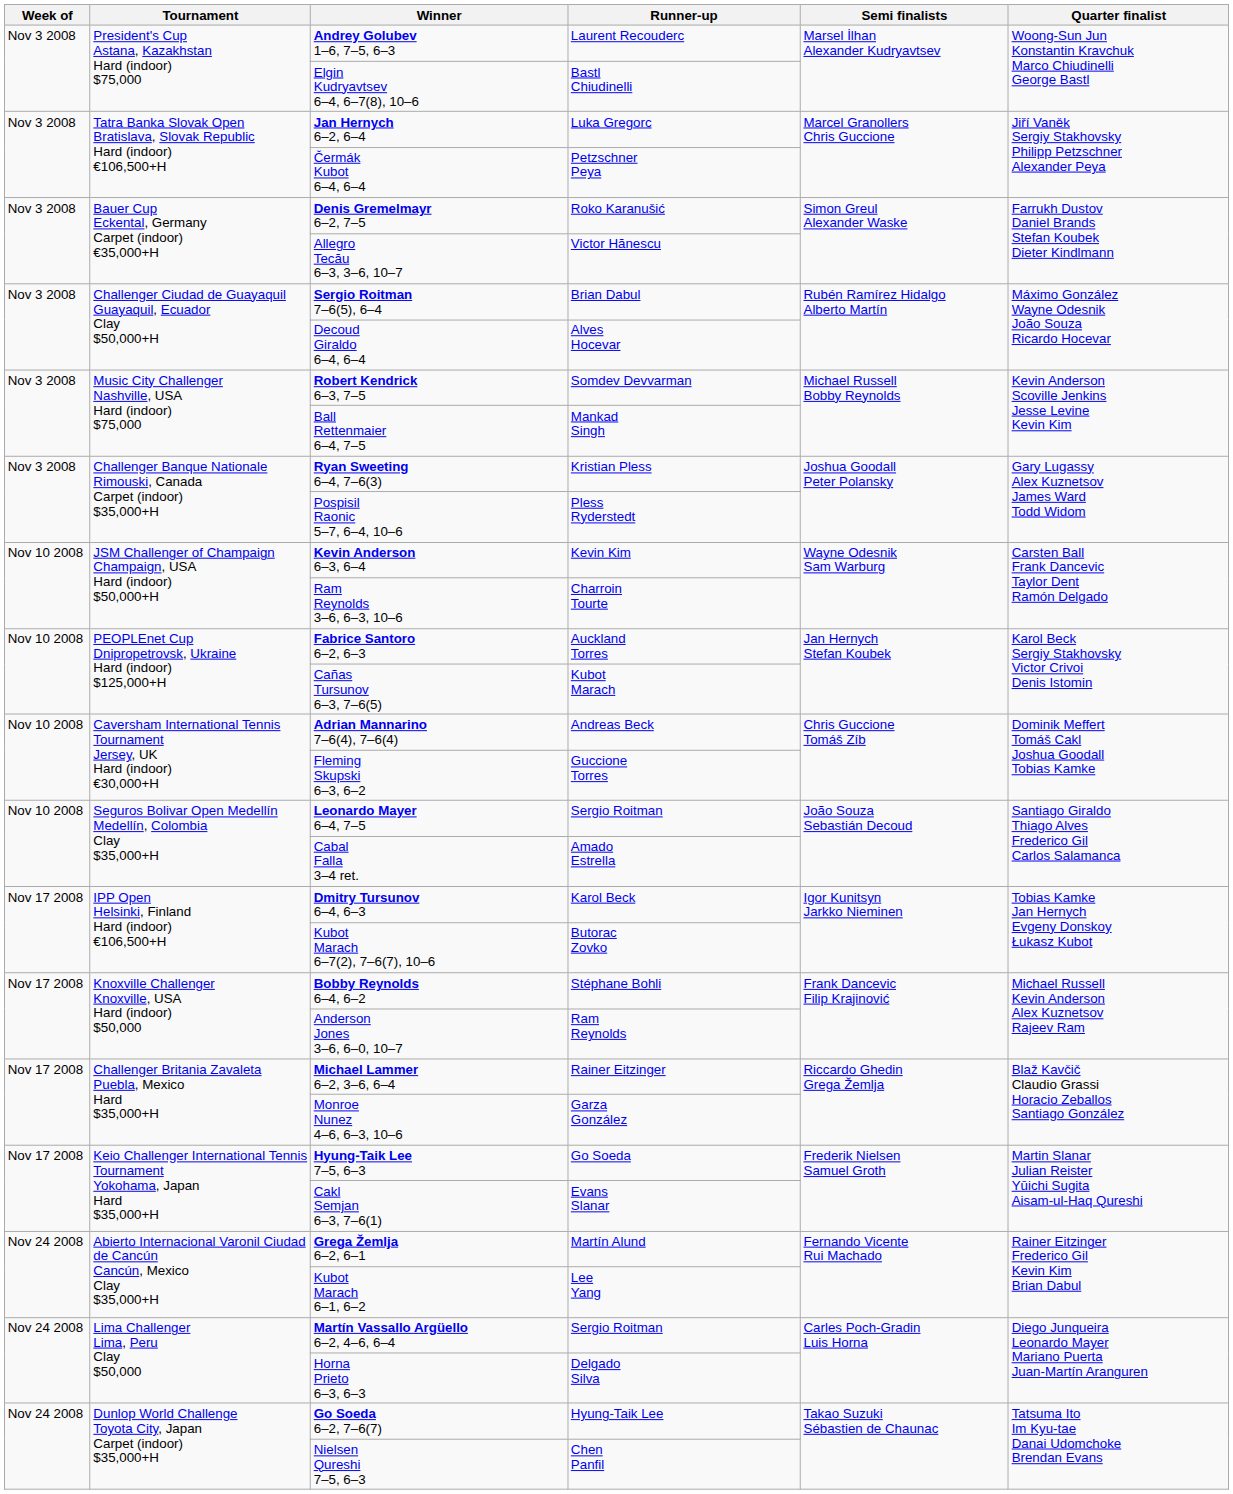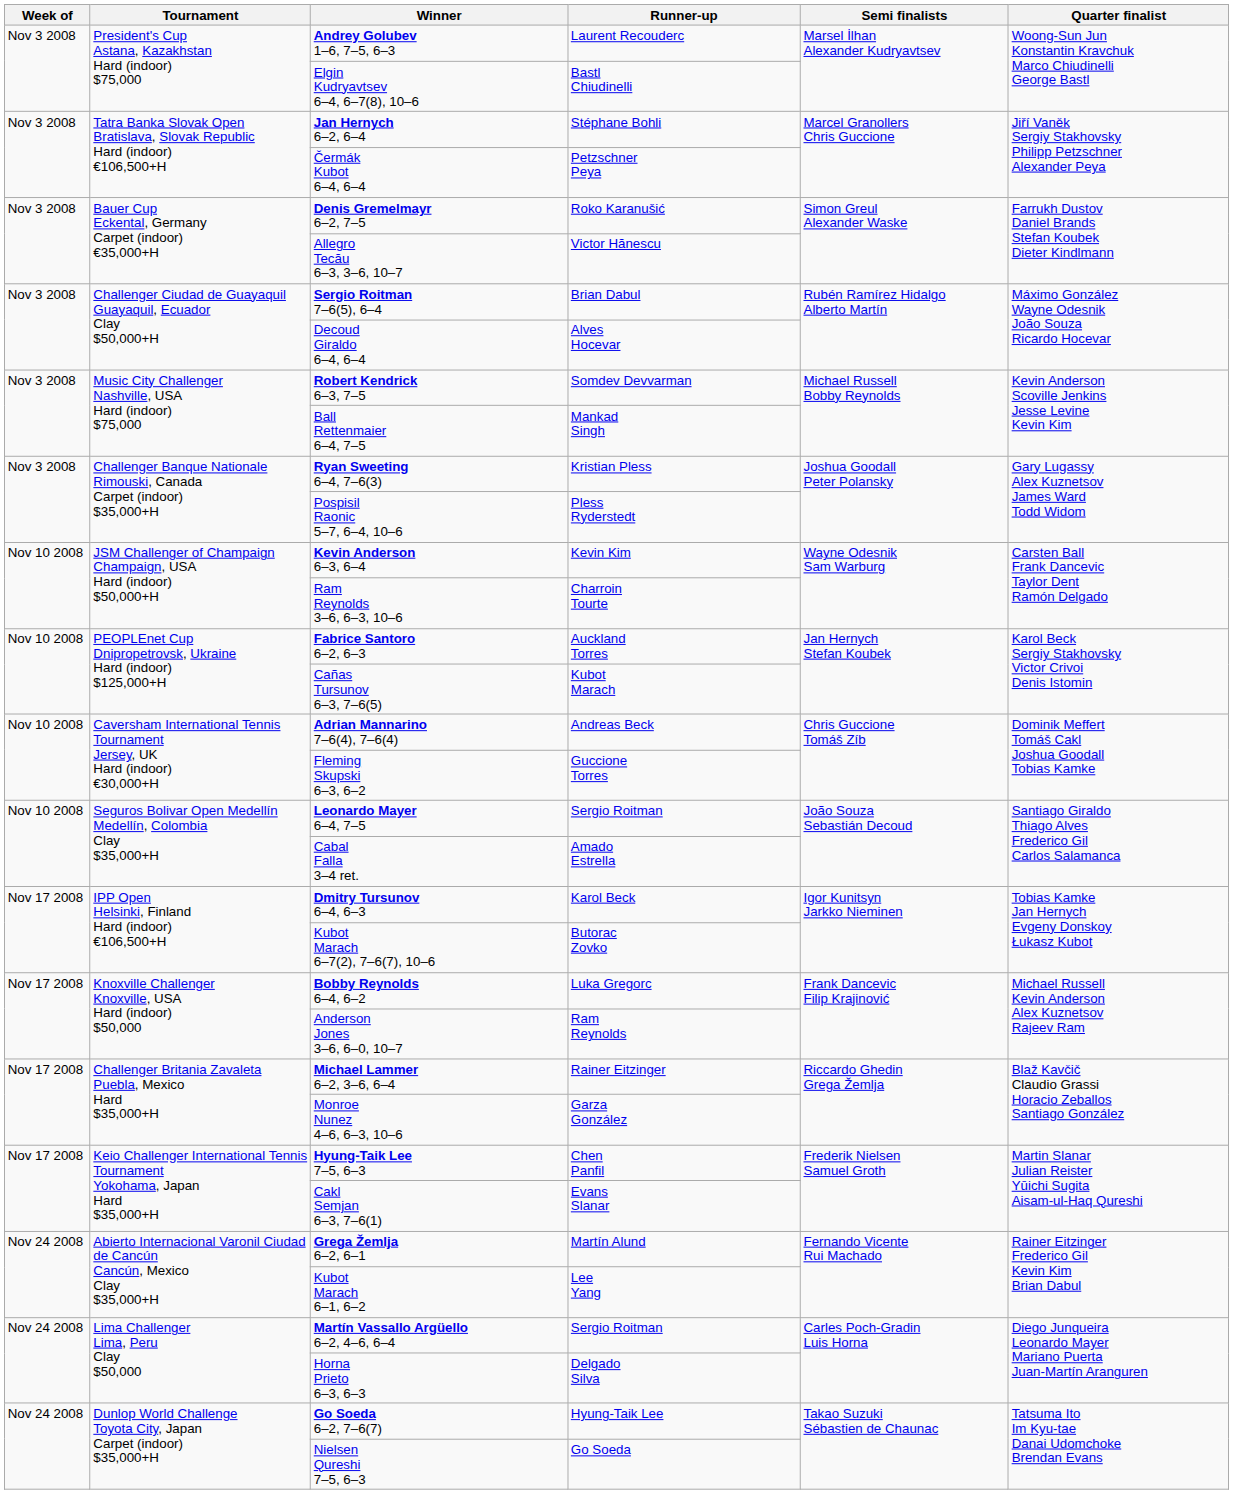(611, 122) Luka Gregorc -> (616, 122) Stéphane Bohli
(616, 983) Stéphane Bohli -> (611, 983) Luka Gregorc
(601, 1155) Go Soeda -> (588, 1162) Chen Panfil
(588, 1457) Chen Panfil -> (601, 1449) Go Soeda
